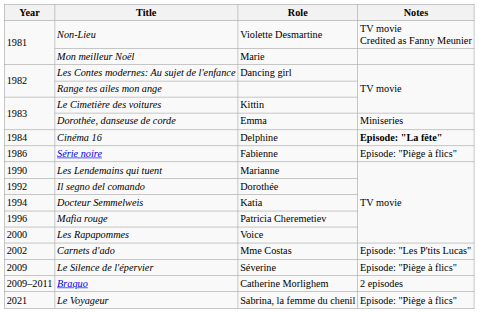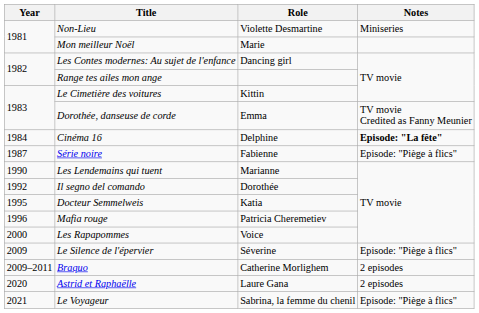(416, 34) TV movie Credited as Fanny Meunier -> (382, 28) Miniseries
(382, 121) Miniseries -> (416, 115) TV movie Credited as Fanny Meunier
(17, 154) 1986 -> (17, 154) 1987
(17, 202) 1994 -> (17, 202) 1995
- row: (86, 251)
+ row: (97, 283)
